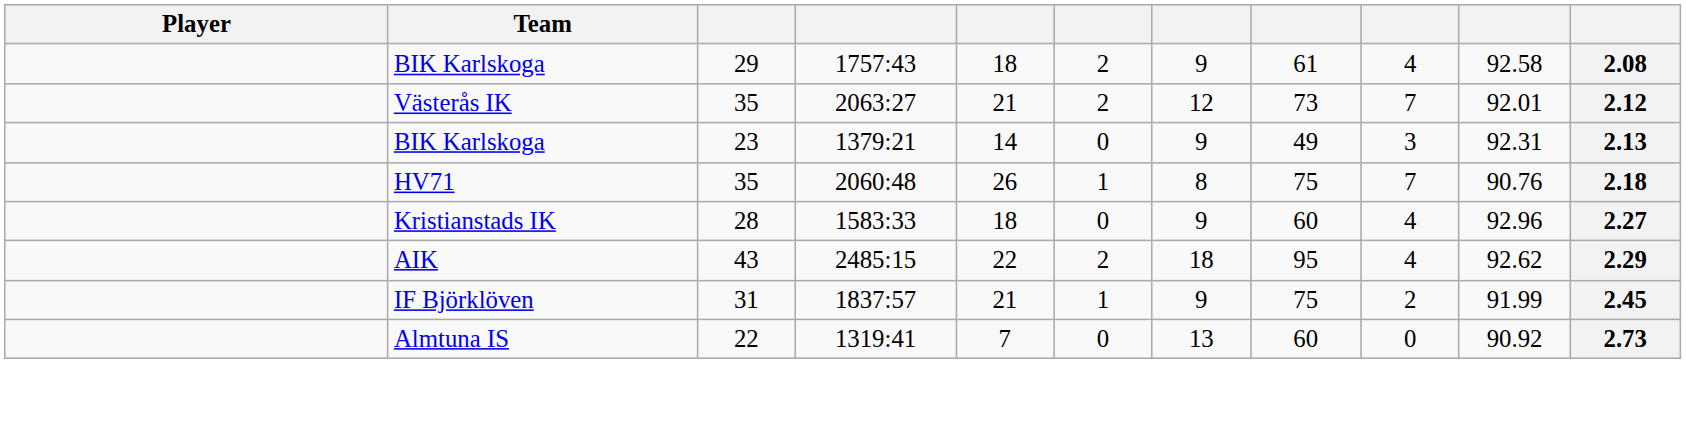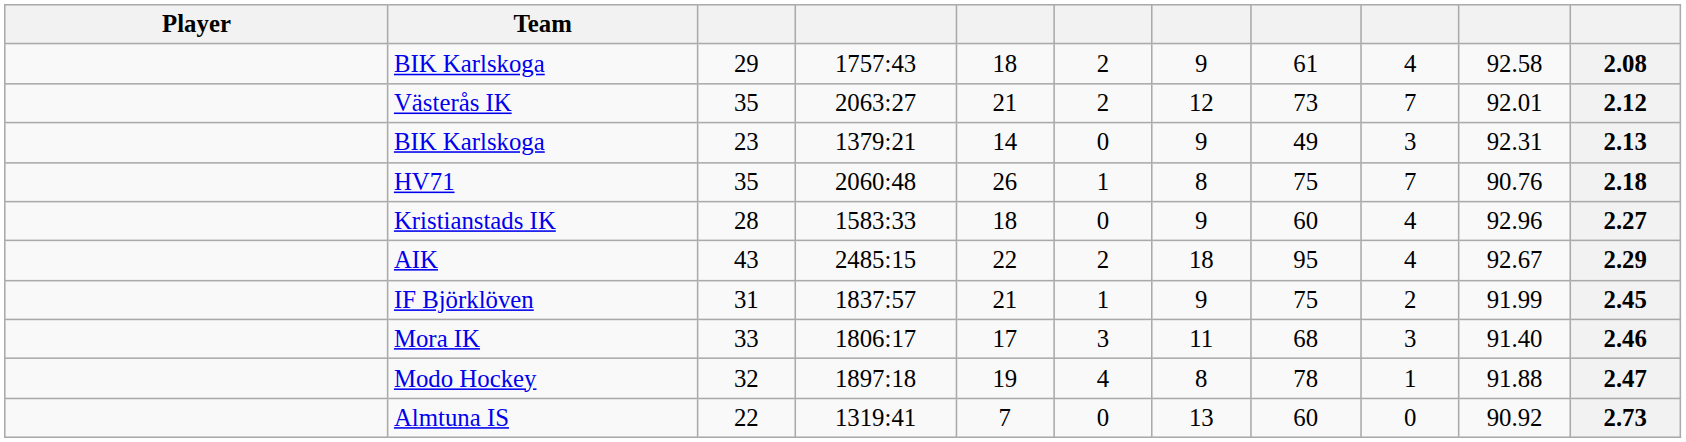(1515, 260) 92.62 -> (1515, 260) 92.67
+ row: (437, 338)
+ row: (465, 378)
